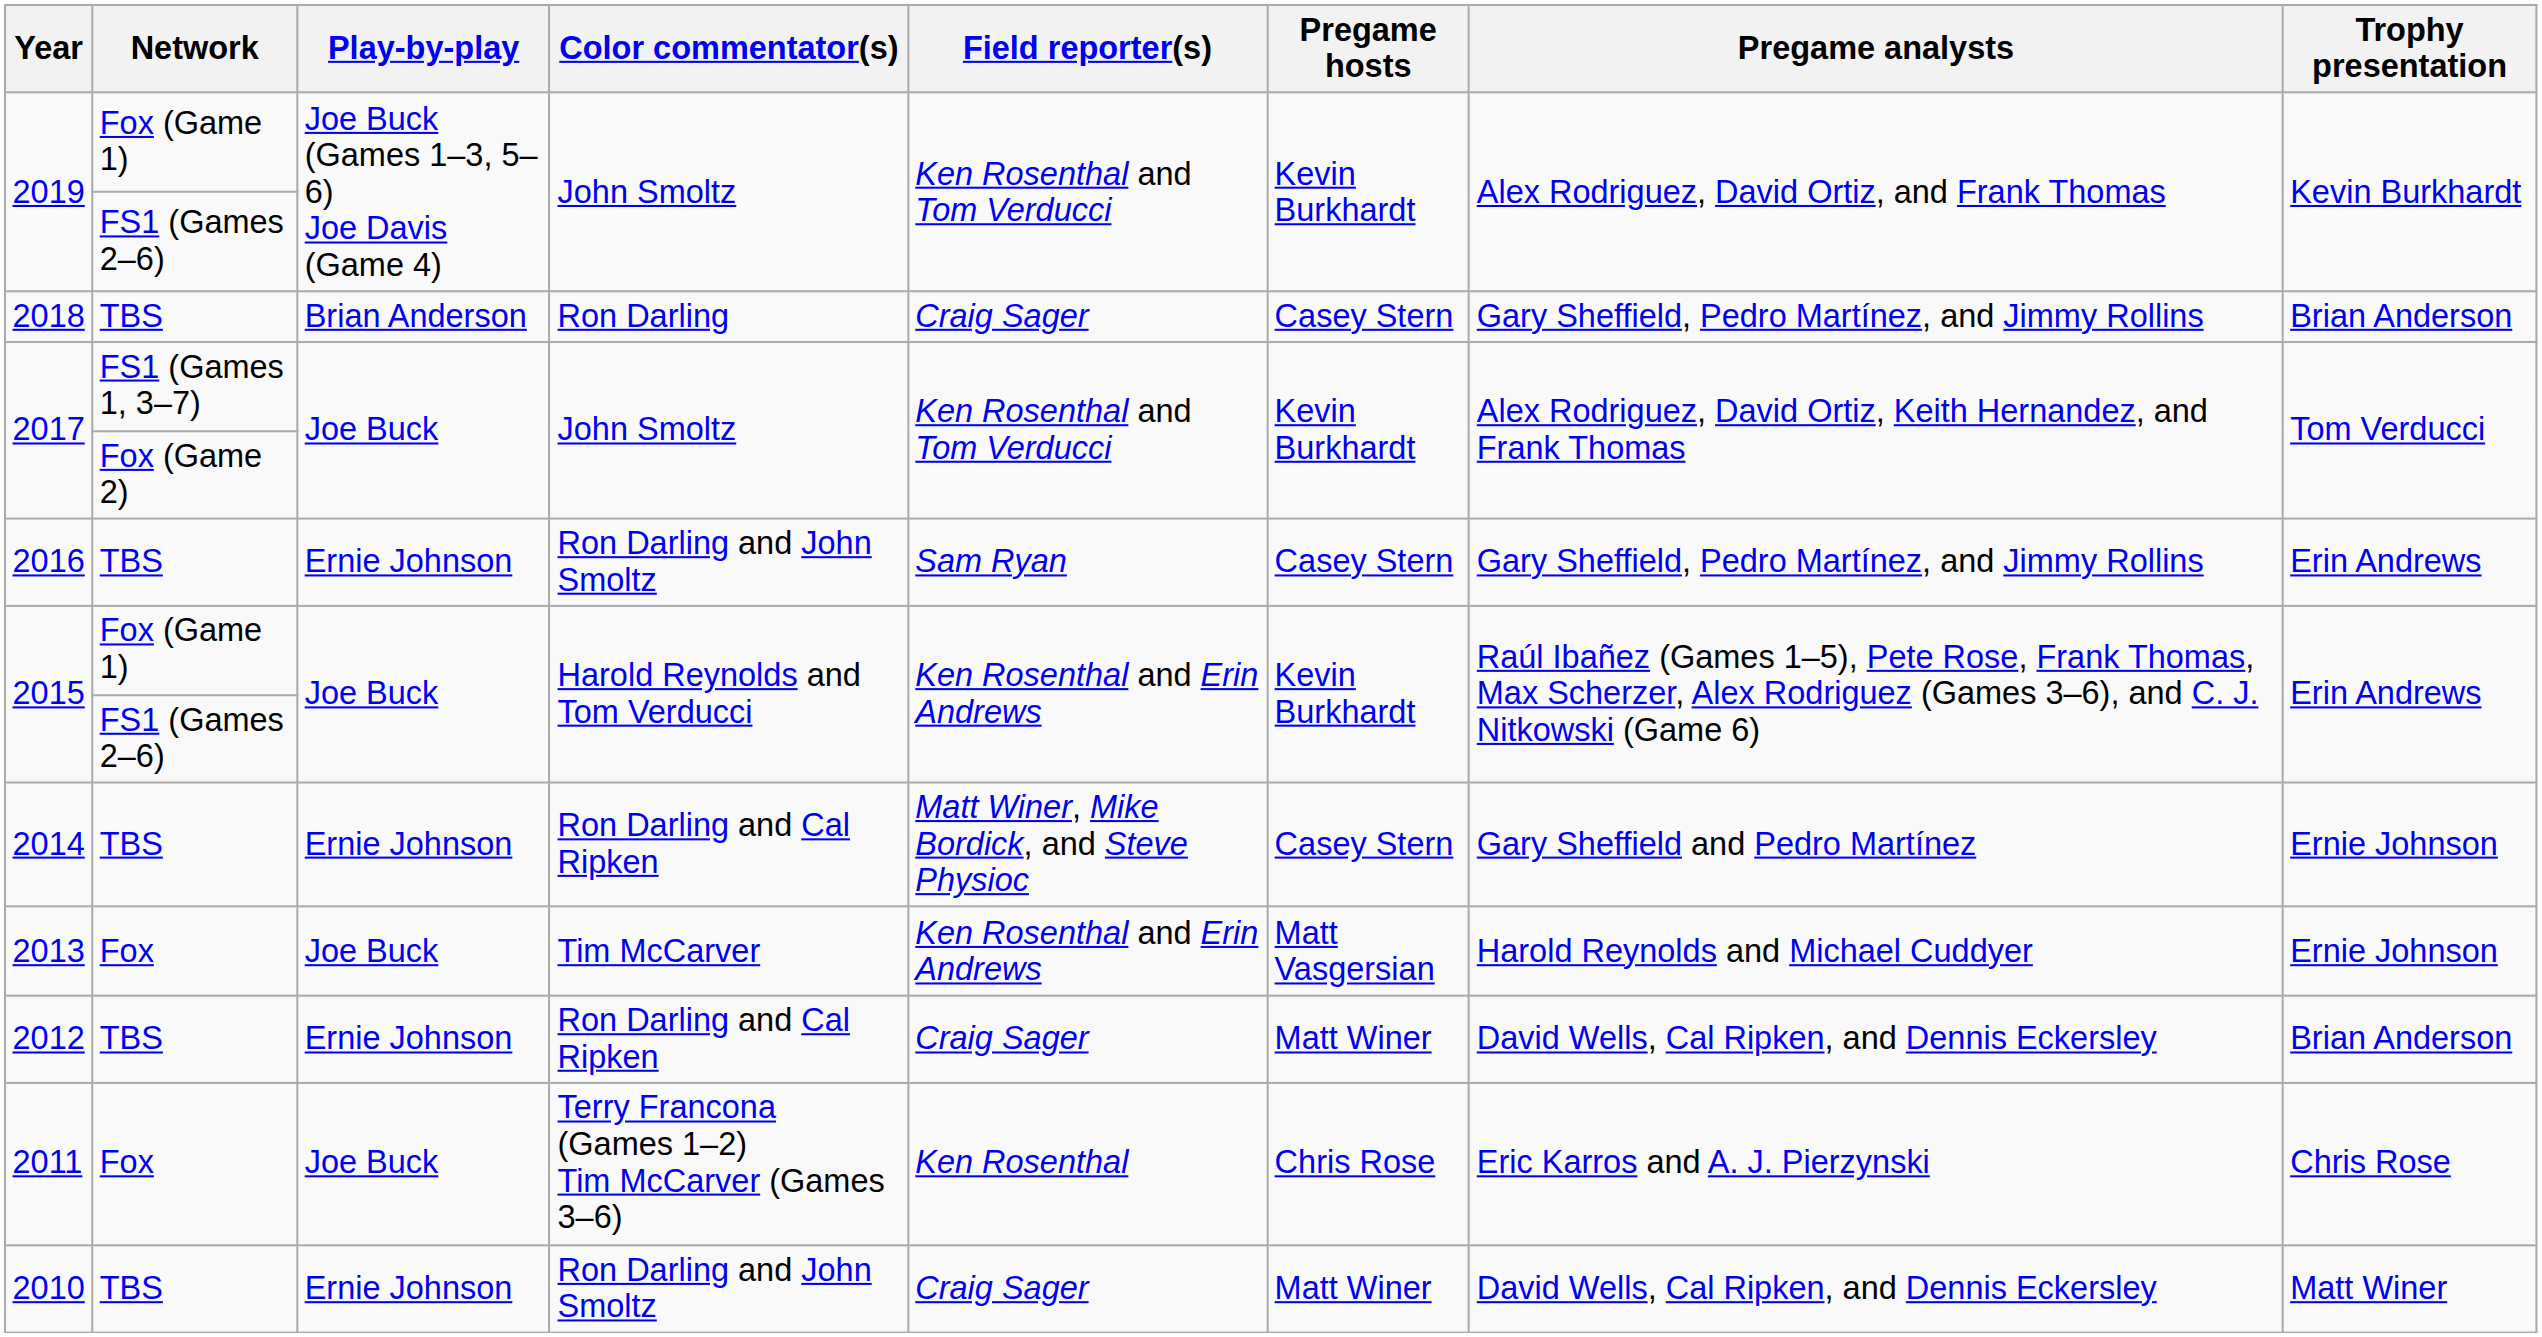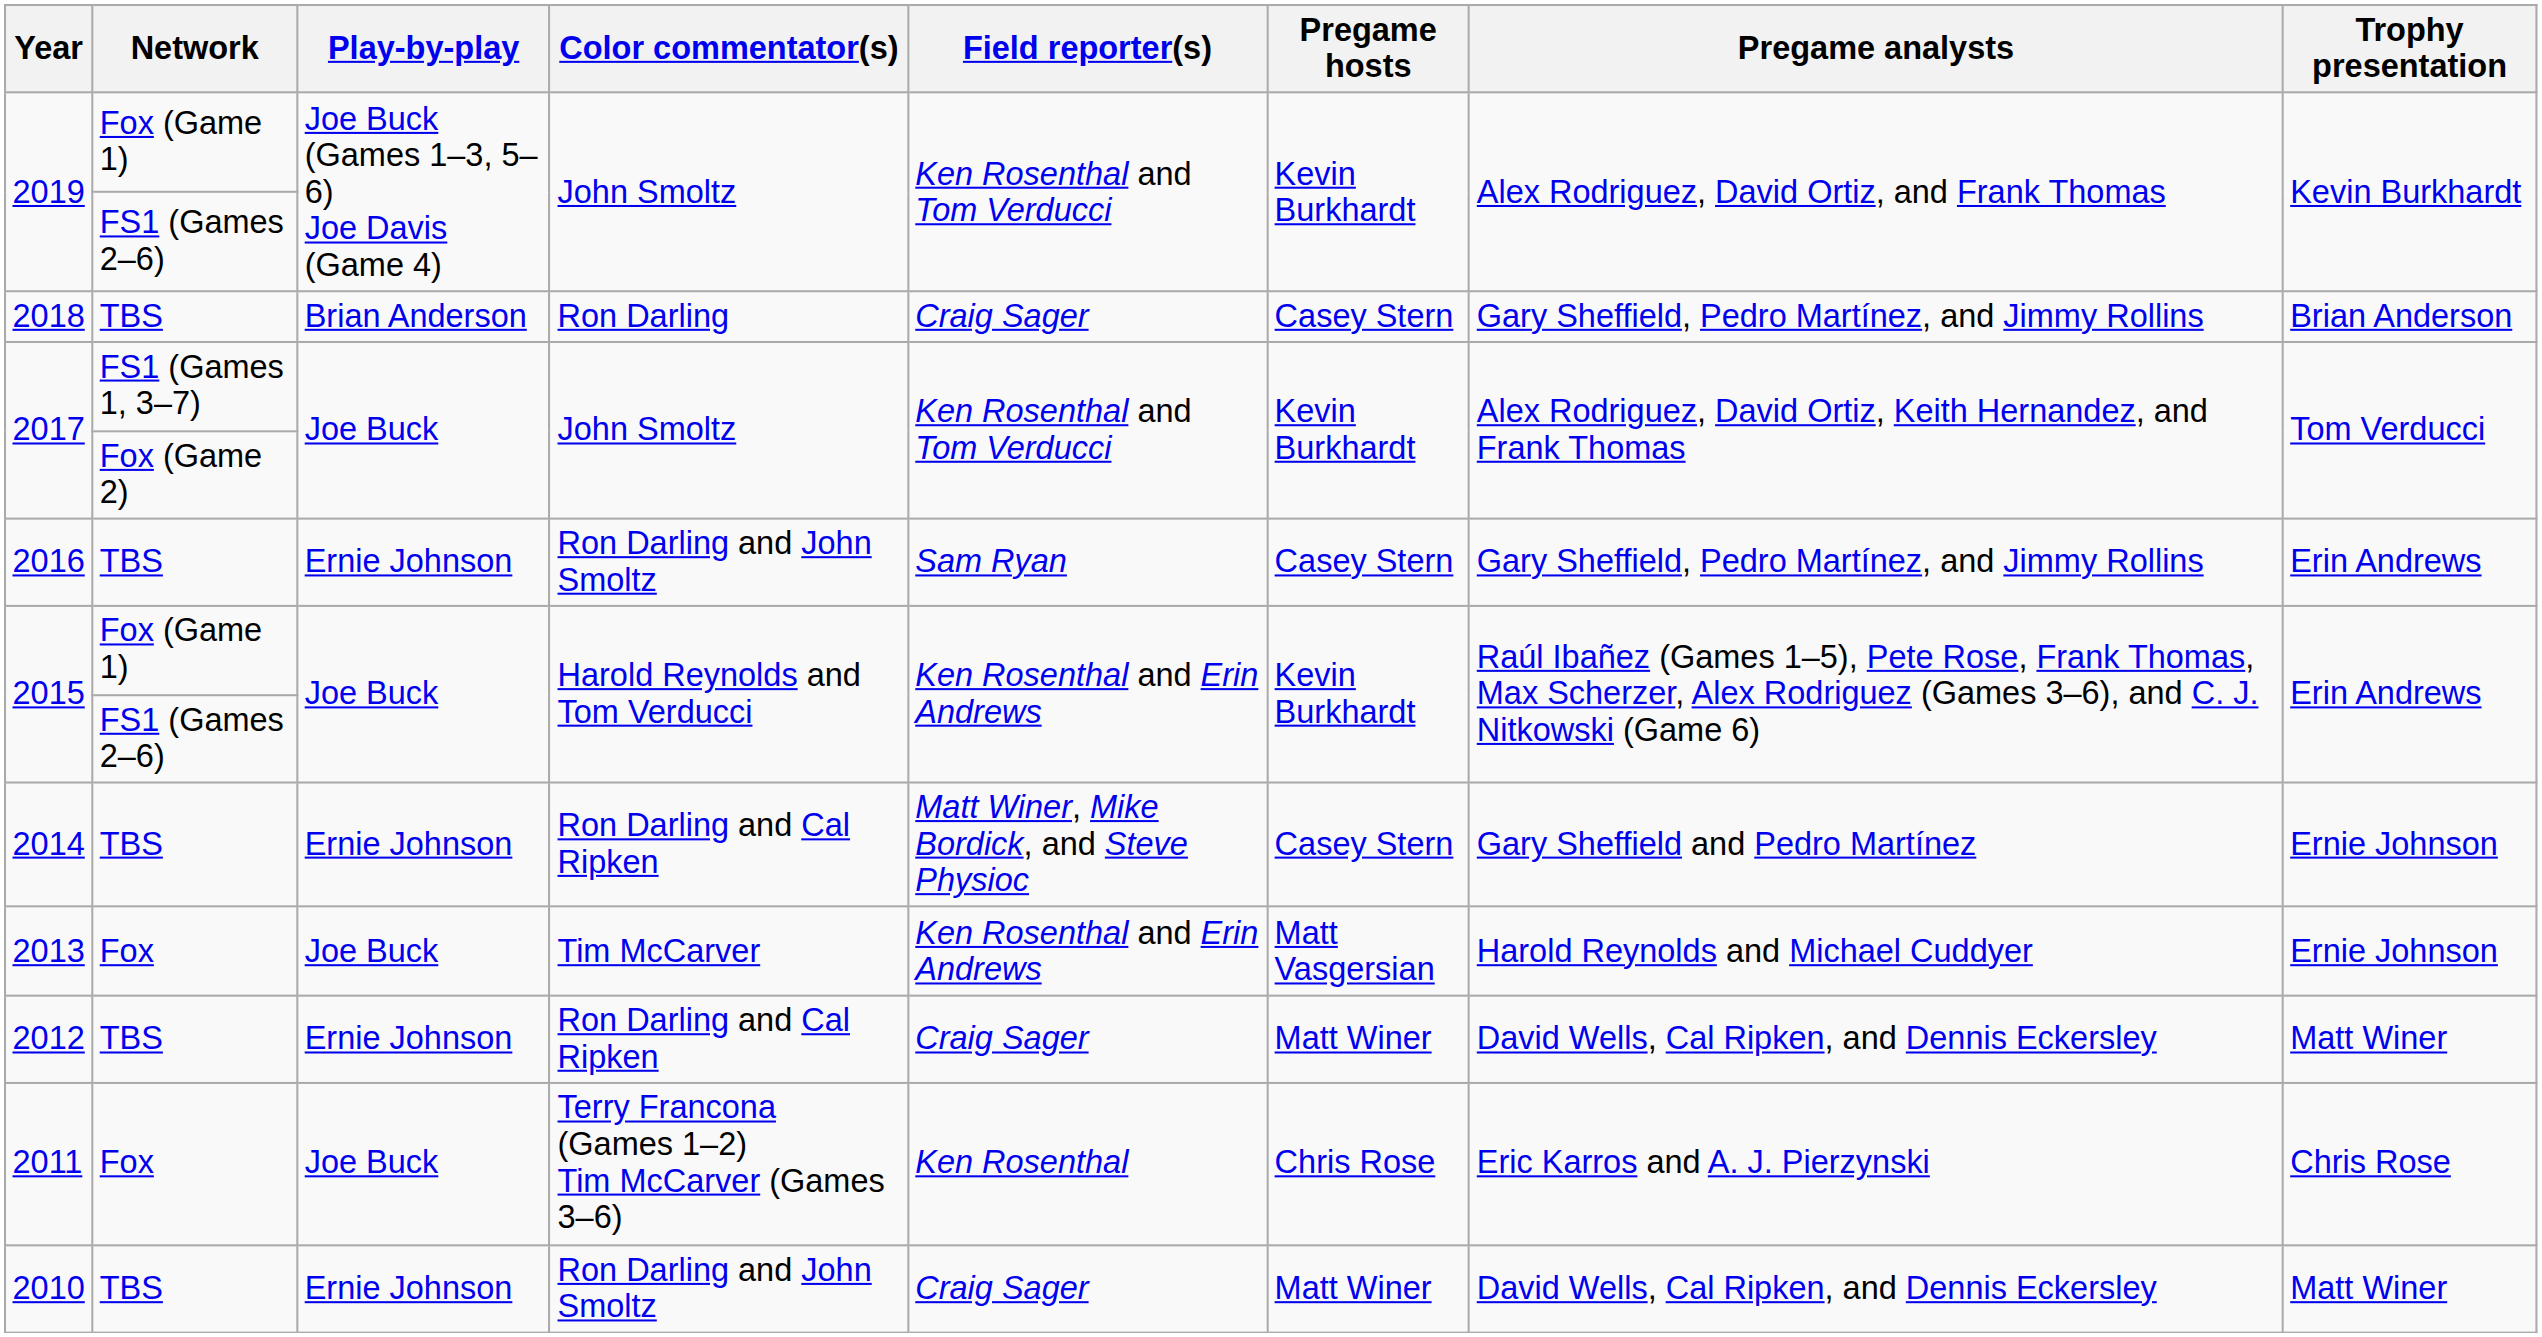(2401, 1038) Brian Anderson -> (2369, 1038) Matt Winer
